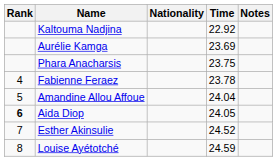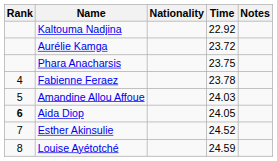(222, 47) 23.69 -> (222, 47) 23.72
(222, 97) 24.04 -> (222, 97) 24.03
